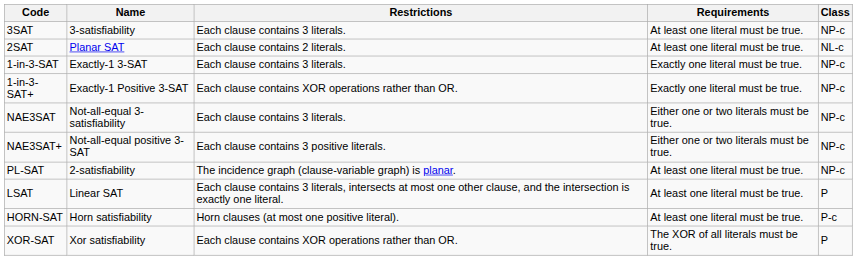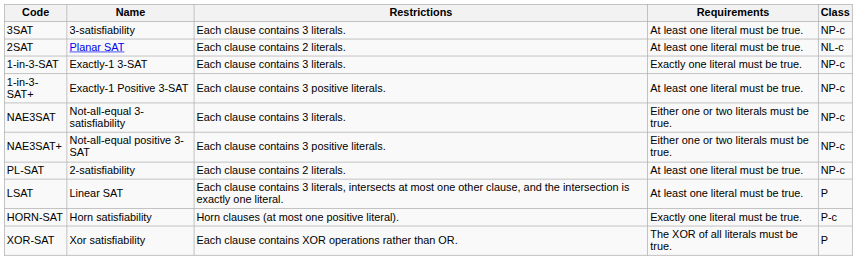(327, 88) Each clause contains XOR operations rather than OR. -> (291, 88) Each clause contains 3 positive literals.
(726, 88) Exactly one literal must be true. -> (727, 88) At least one literal must be true.
(326, 170) The incidence graph (clause-variable graph) is planar. -> (271, 170) Each clause contains 2 literals.
(727, 217) At least one literal must be true. -> (726, 217) Exactly one literal must be true.
